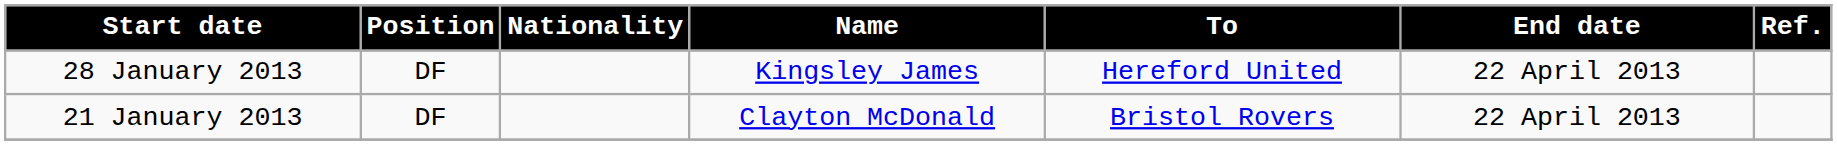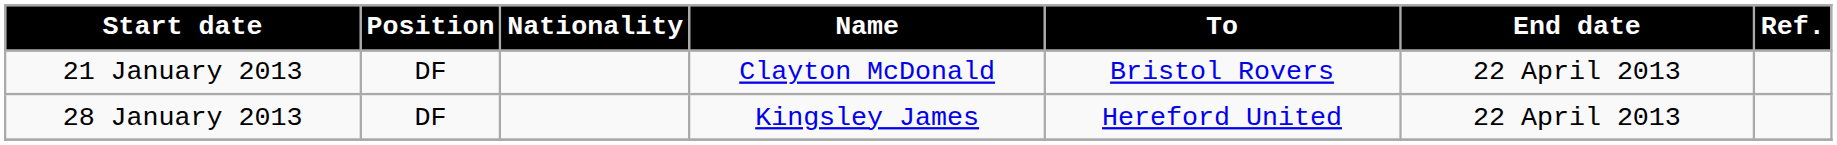rows swapped: (183, 117) <-> (183, 72)
